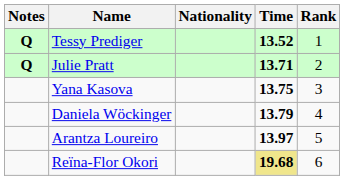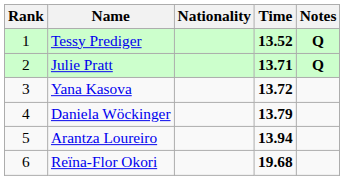columns swapped: (318, 16) <-> (26, 16)
(276, 89) 13.75 -> (275, 89) 13.72
(276, 138) 13.97 -> (275, 138) 13.94
(276, 162) khaki background -> (275, 162) no background
